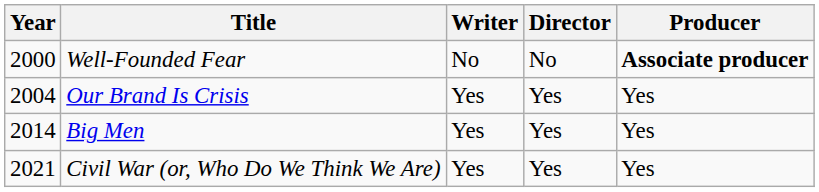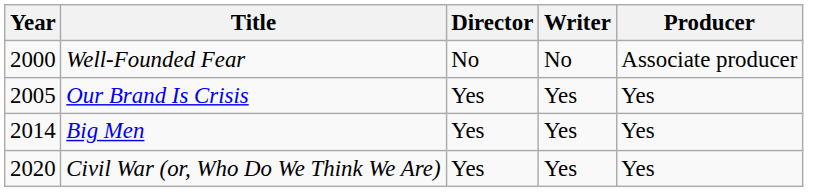columns swapped: (570, 22) <-> (485, 22)
(715, 58) bold -> (709, 58) normal
(33, 95) 2004 -> (33, 95) 2005
(33, 167) 2021 -> (33, 167) 2020
